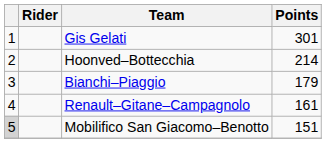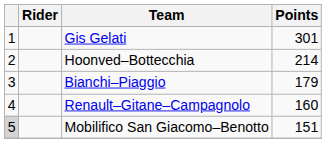(307, 104) 161 -> (307, 104) 160
